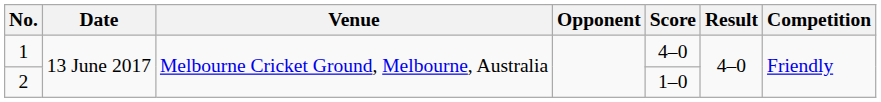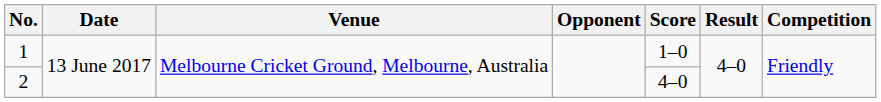(673, 50) 4–0 -> (673, 50) 1–0
(673, 81) 1–0 -> (673, 81) 4–0
